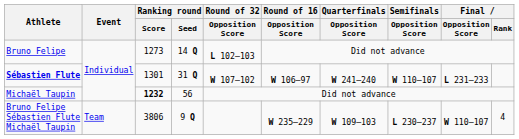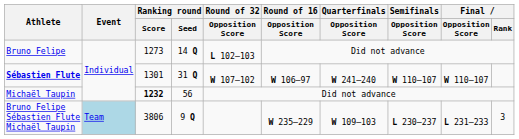(466, 80) L 231–233 -> (466, 80) W 110–107
(94, 117) no background -> (94, 117) lightblue background
(466, 122) W 110–107 -> (466, 122) L 231–233
(503, 117) 4 -> (503, 117) 3
